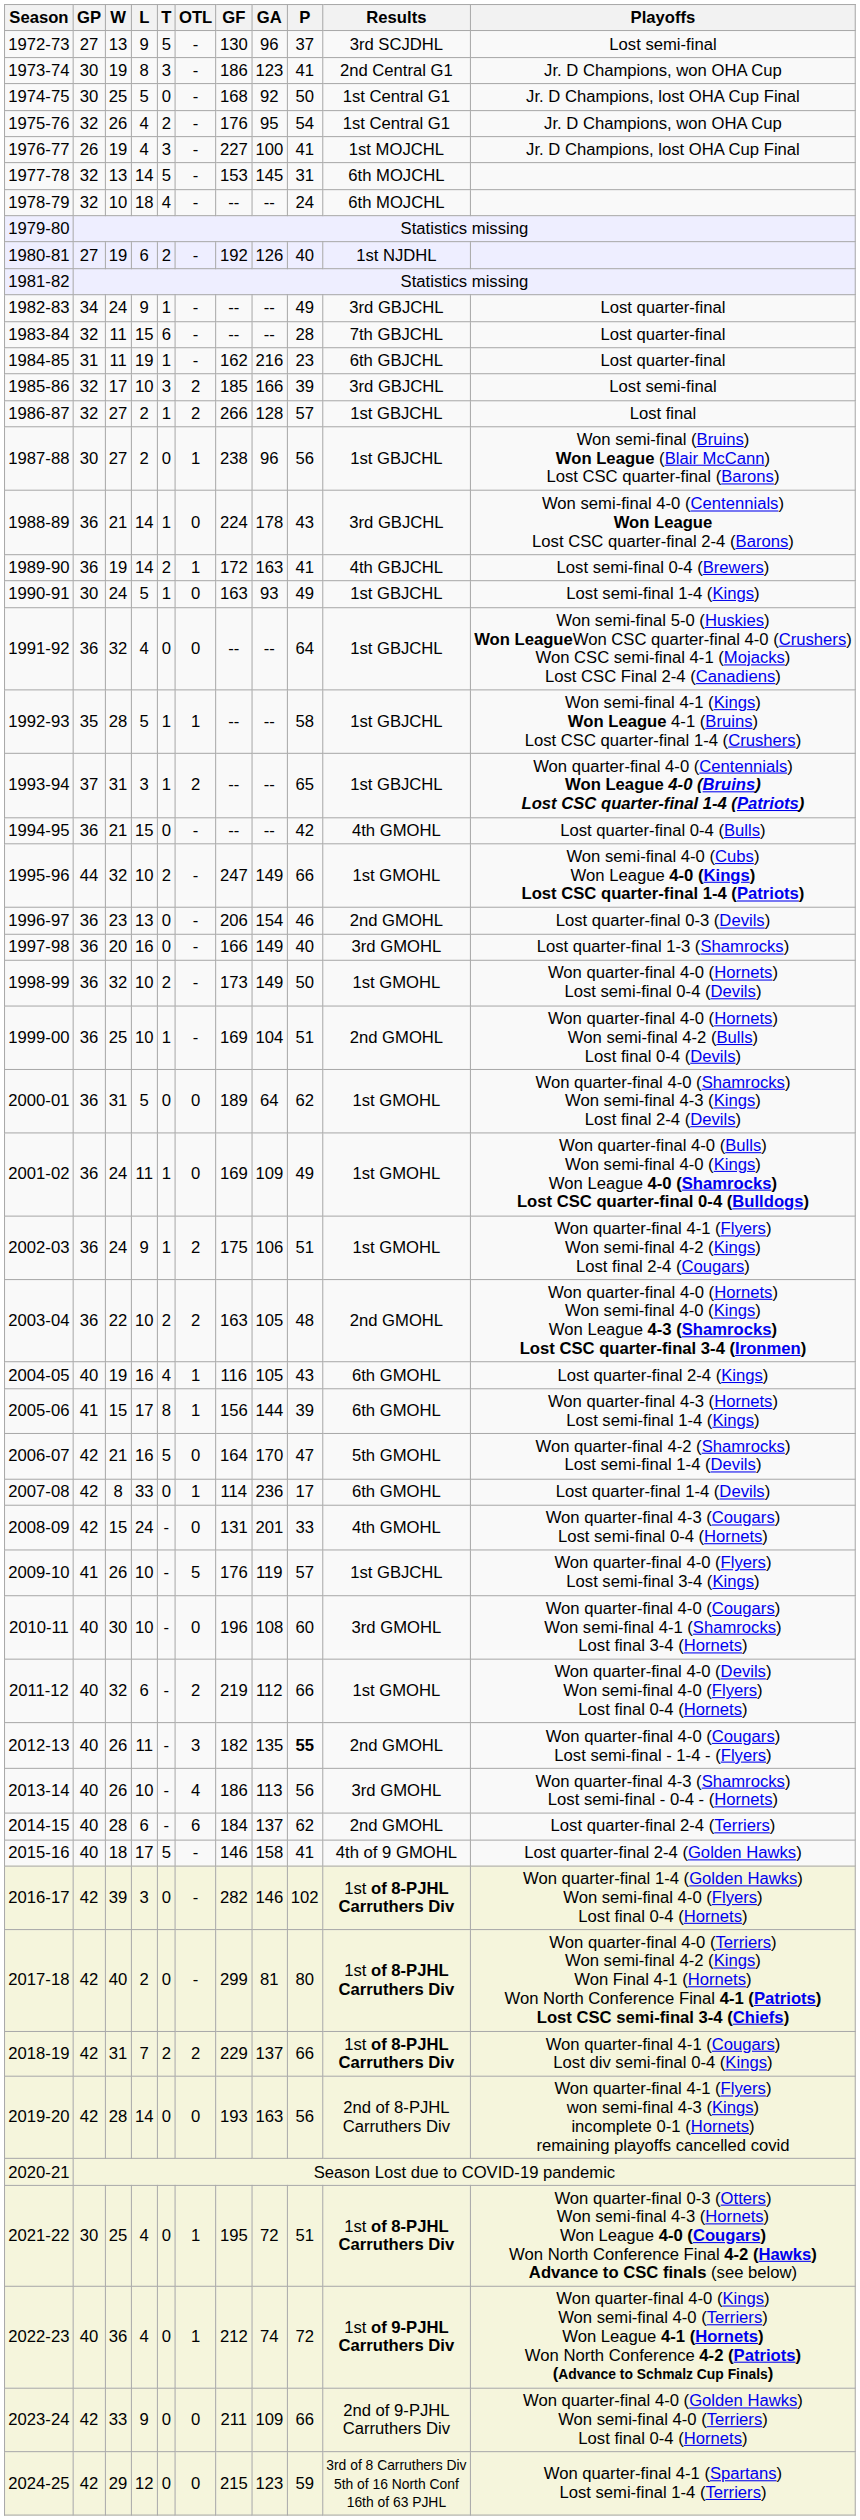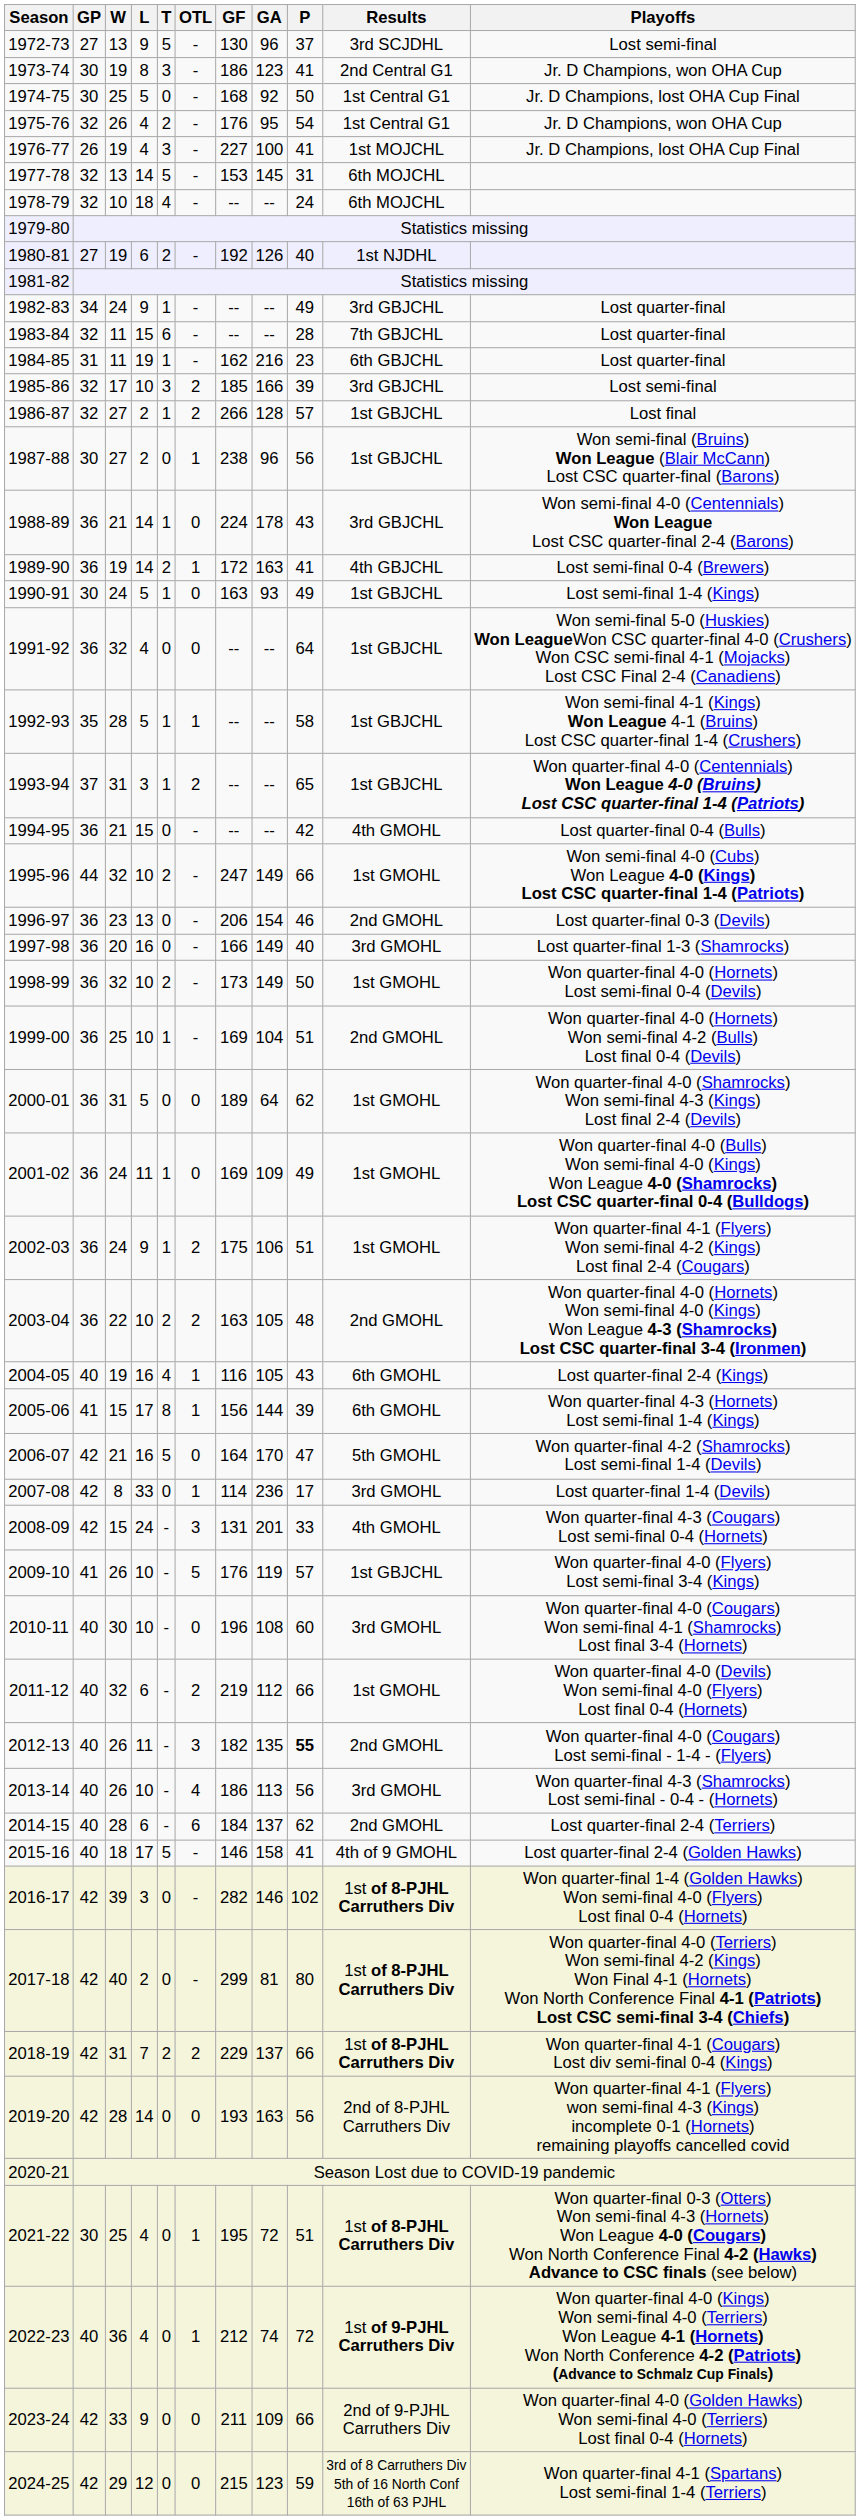(396, 1491) 6th GMOHL -> (396, 1491) 3rd GMOHL
(196, 1527) 0 -> (196, 1527) 3
